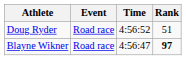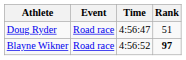(135, 30) 4:56:52 -> (135, 30) 4:56:47
(135, 47) 4:56:47 -> (135, 47) 4:56:52
